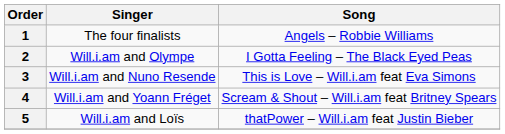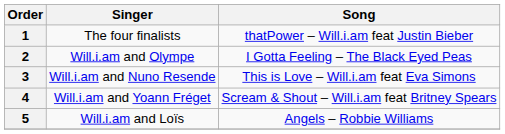(359, 35) Angels – Robbie Williams -> (359, 35) thatPower – Will.i.am feat Justin Bieber
(359, 118) thatPower – Will.i.am feat Justin Bieber -> (359, 118) Angels – Robbie Williams
